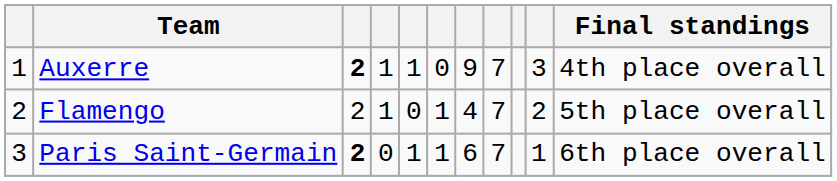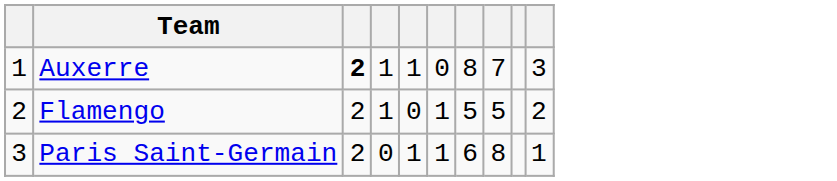- column: (692, 26)
(470, 69) 9 -> (470, 69) 8
(470, 111) 4 -> (470, 111) 5
(498, 111) 7 -> (498, 111) 5
(358, 154) bold -> (358, 154) normal
(498, 154) 7 -> (498, 154) 8
